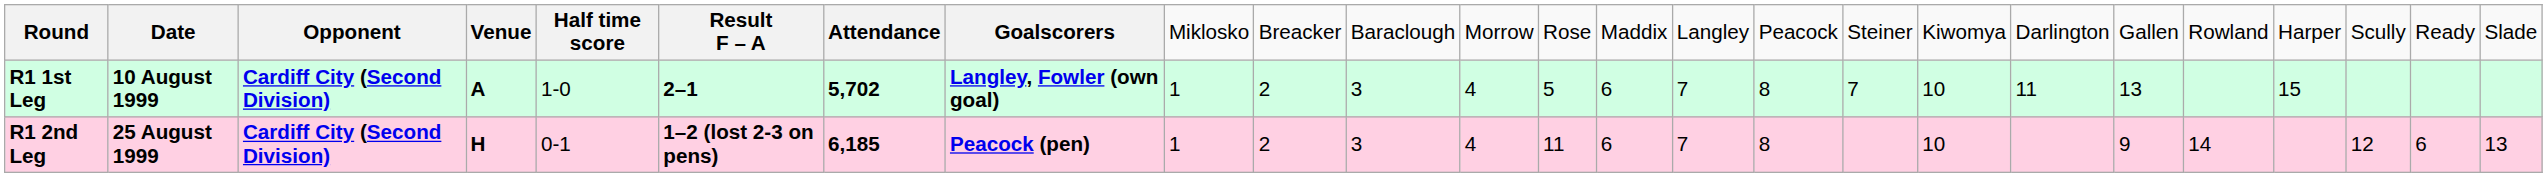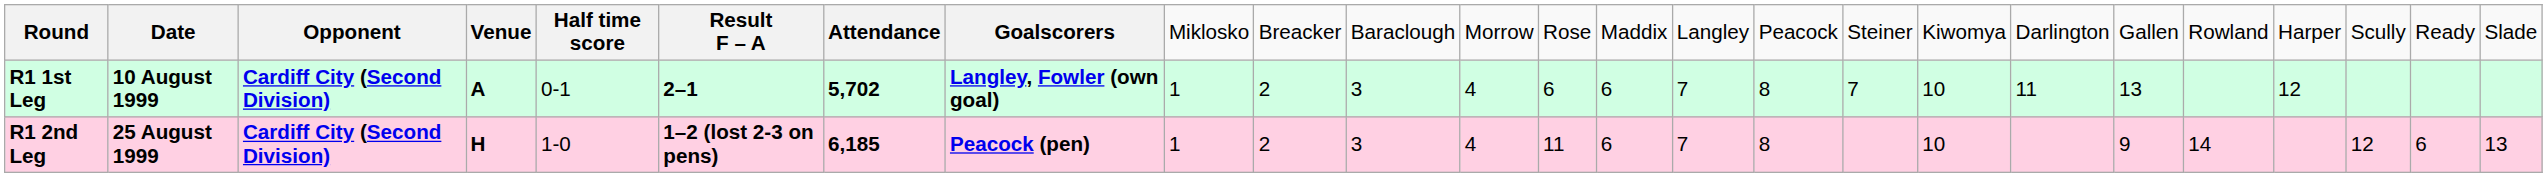(556, 88) 1-0 -> (556, 88) 0-1
(1549, 88) 5 -> (1549, 88) 6
(2290, 88) 15 -> (2290, 88) 12
(556, 144) 0-1 -> (556, 144) 1-0
